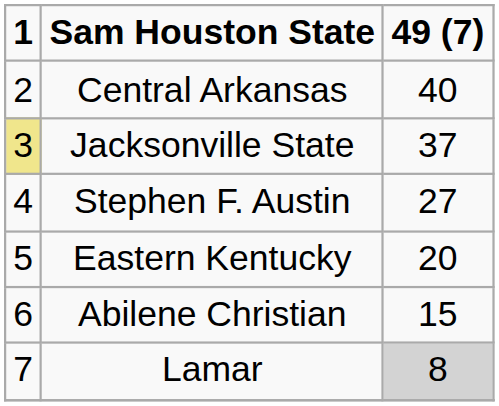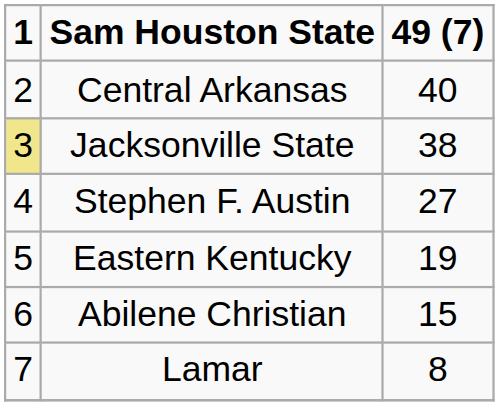(438, 145) 37 -> (438, 145) 38
(438, 257) 20 -> (438, 257) 19
(438, 370) lightgrey background -> (438, 370) no background
